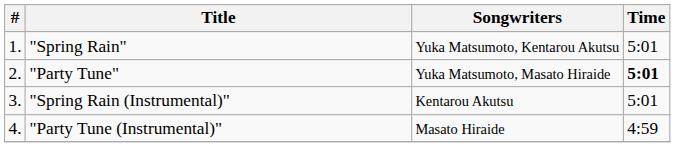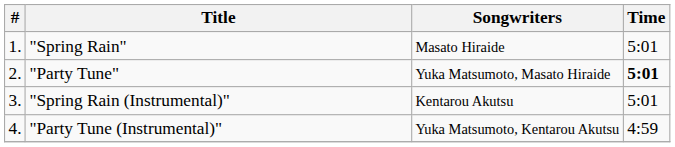(517, 46) Yuka Matsumoto, Kentarou Akutsu -> (460, 46) Masato Hiraide
(460, 128) Masato Hiraide -> (517, 128) Yuka Matsumoto, Kentarou Akutsu
